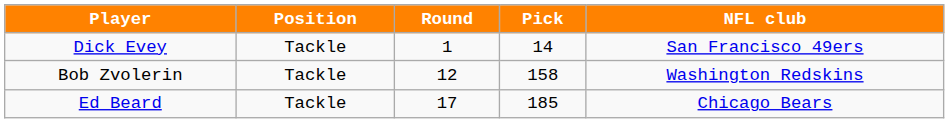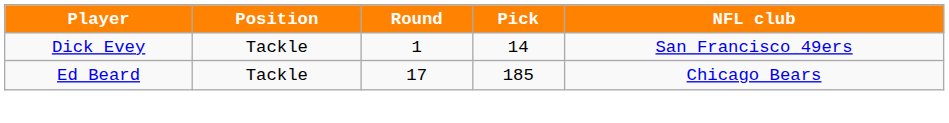- row: (120, 75)
